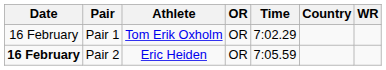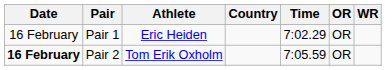columns swapped: (327, 14) <-> (238, 14)
(174, 34) Tom Erik Oxholm -> (174, 34) Eric Heiden
(174, 55) Eric Heiden -> (174, 55) Tom Erik Oxholm
